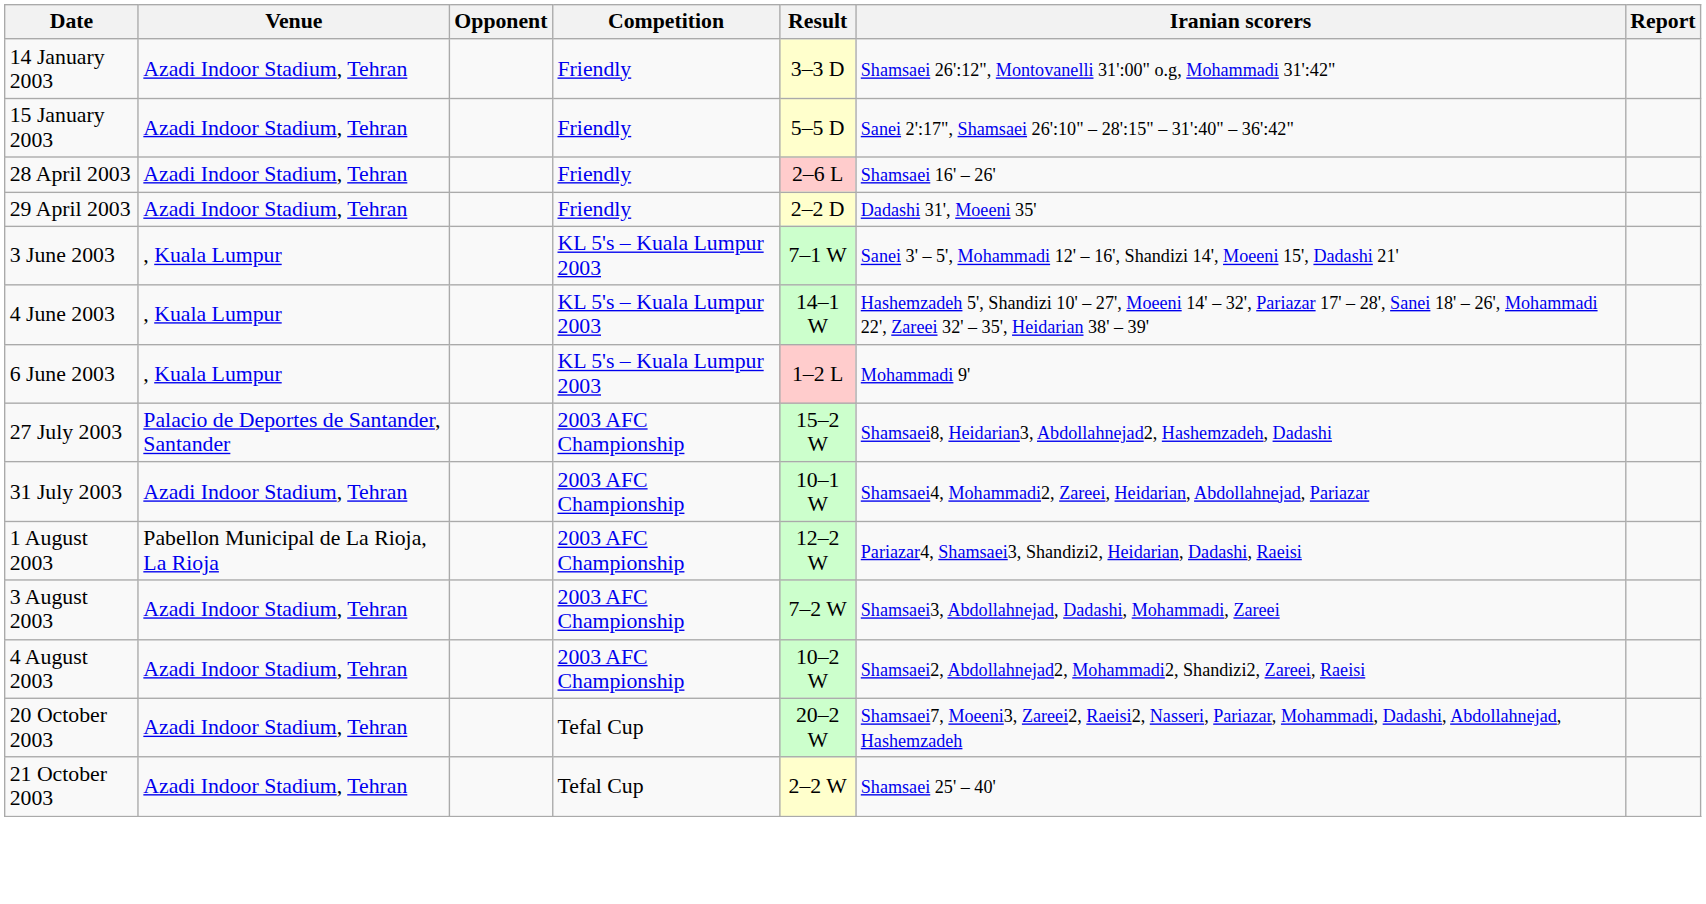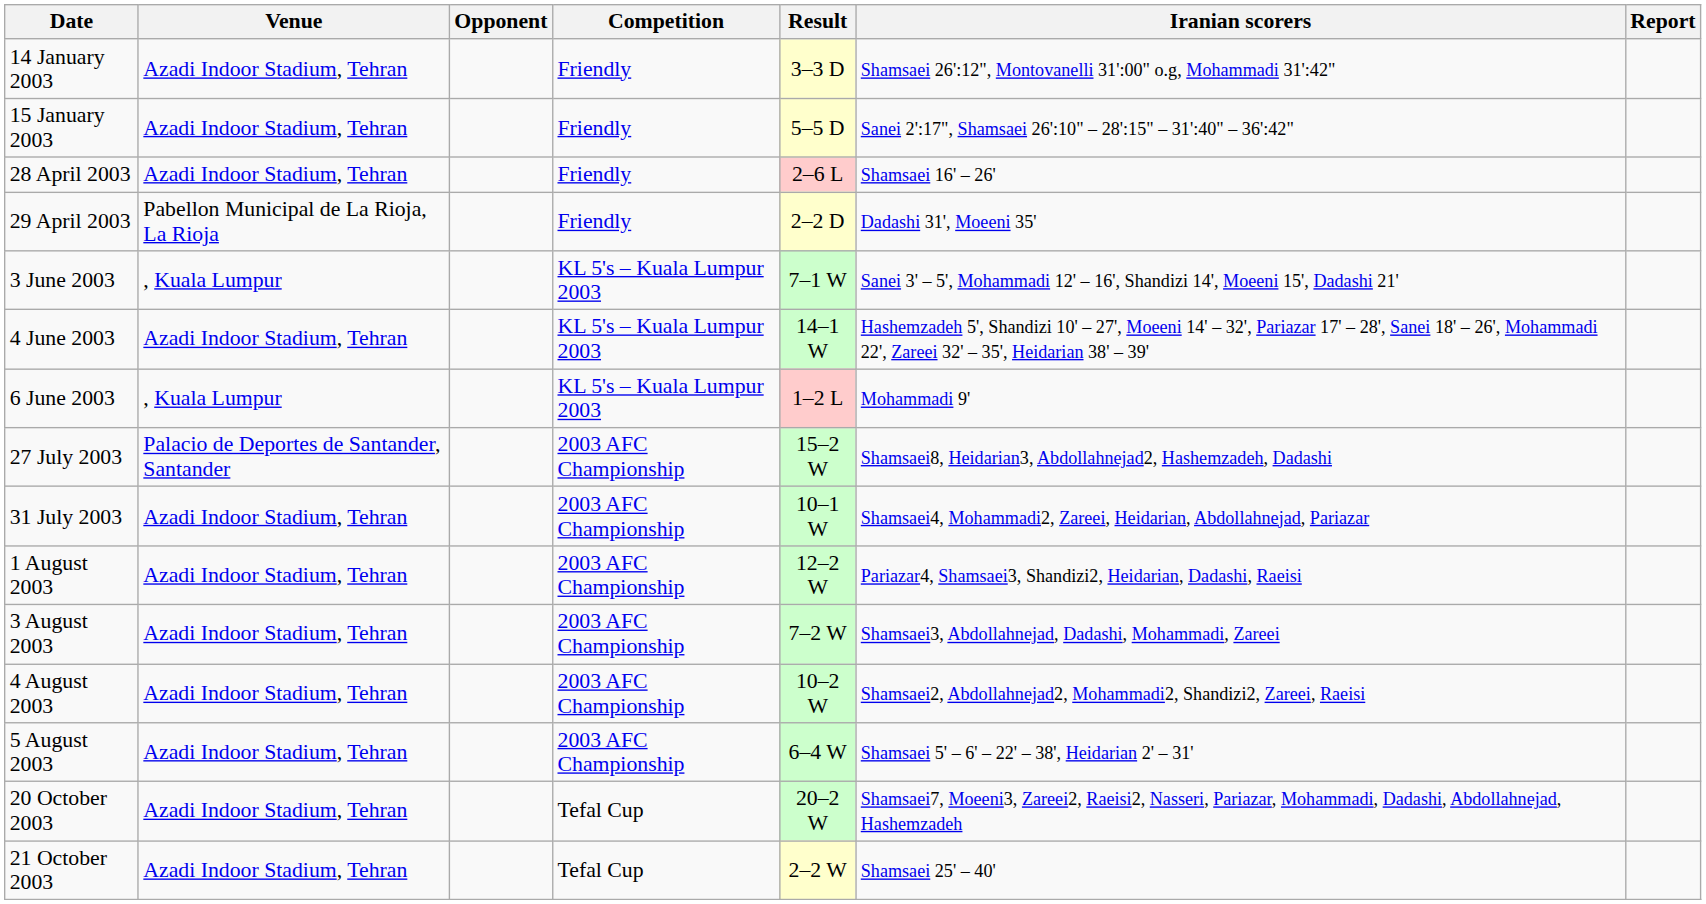(275, 208) Azadi Indoor Stadium, Tehran -> (285, 220) Pabellon Municipal de La Rioja, La Rioja
(213, 314) , Kuala Lumpur -> (275, 338) Azadi Indoor Stadium, Tehran
(285, 550) Pabellon Municipal de La Rioja, La Rioja -> (275, 574) Azadi Indoor Stadium, Tehran
+ row: (49, 751)
